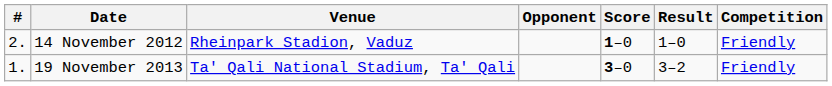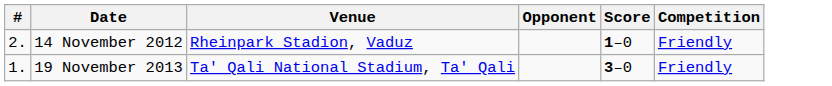- column: (686, 17)
